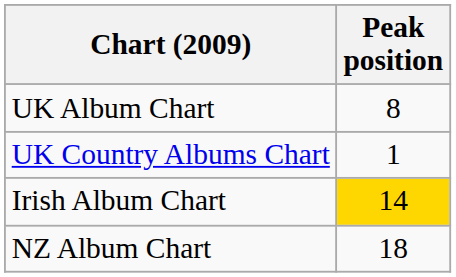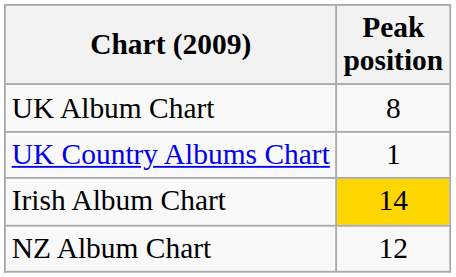(393, 247) 18 -> (393, 247) 12
